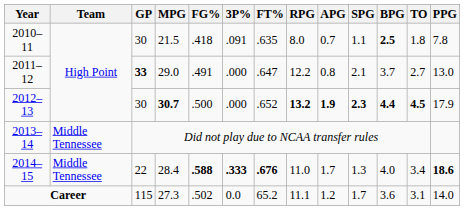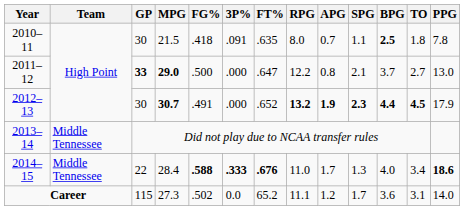(168, 72) normal -> (168, 72) bold
(202, 72) .491 -> (202, 72) .500
(202, 104) .500 -> (202, 104) .491
